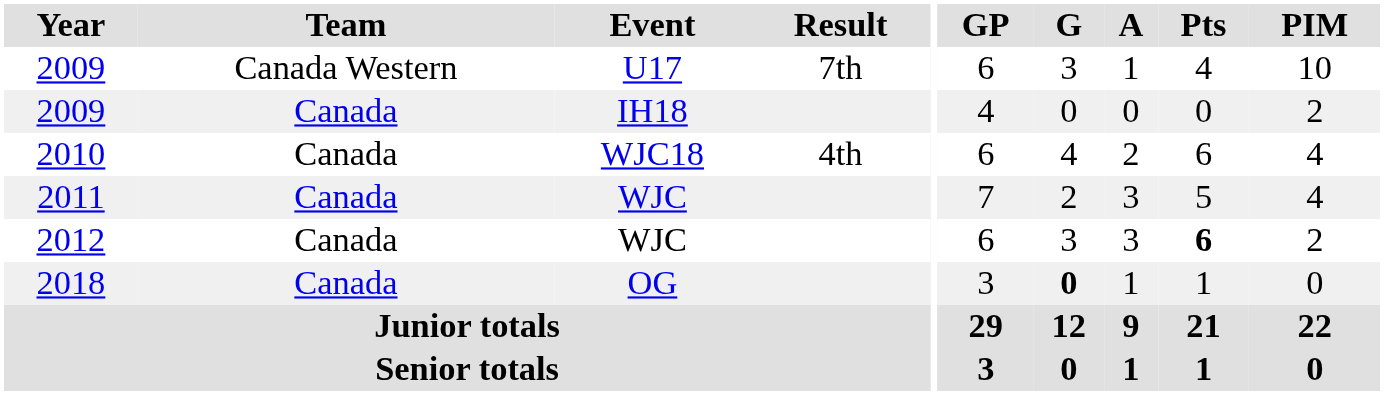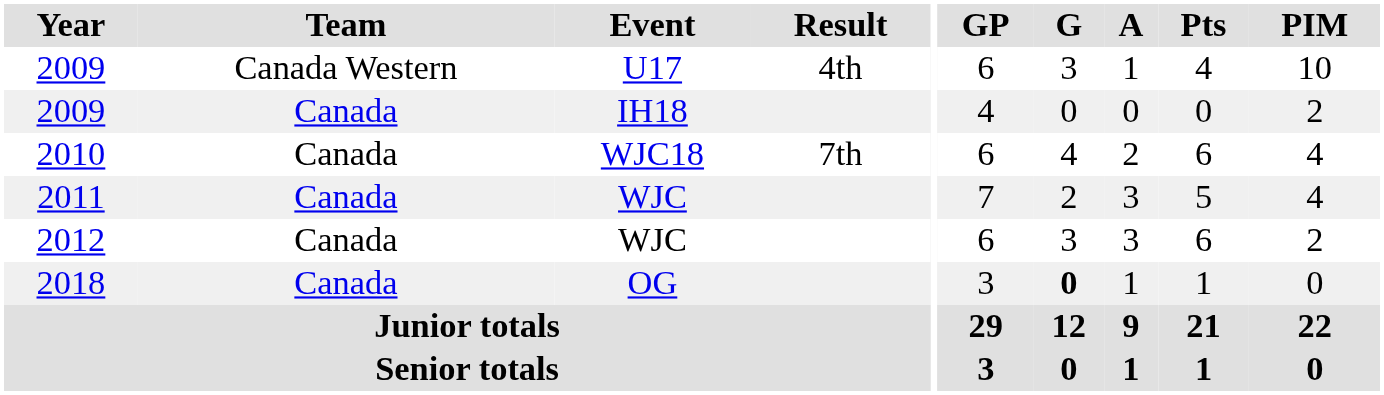(841, 67) 7th -> (841, 67) 4th
(841, 153) 4th -> (841, 153) 7th
(1204, 239) bold -> (1204, 239) normal
